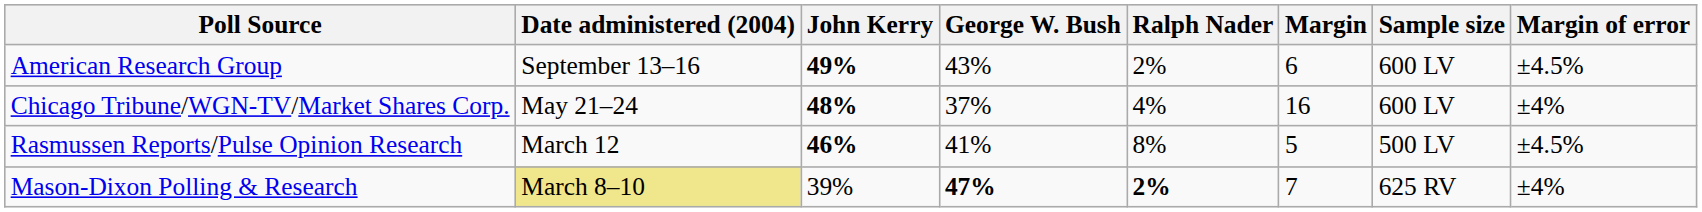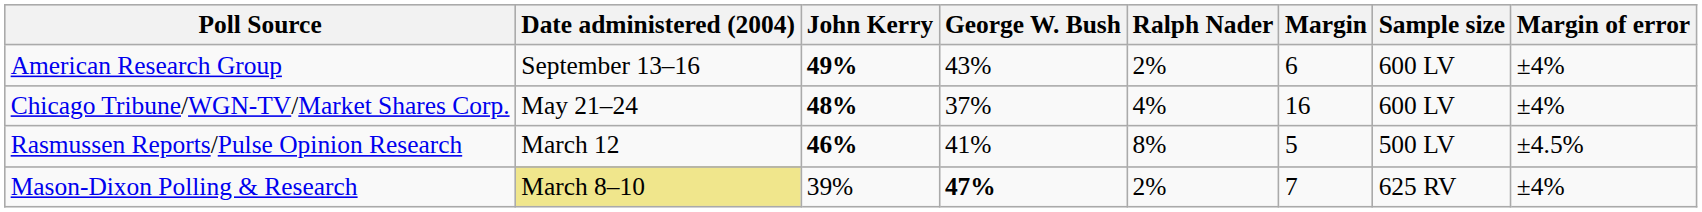(1550, 65) ±4.5% -> (1541, 65) ±4%
(1152, 186) bold -> (1150, 186) normal
